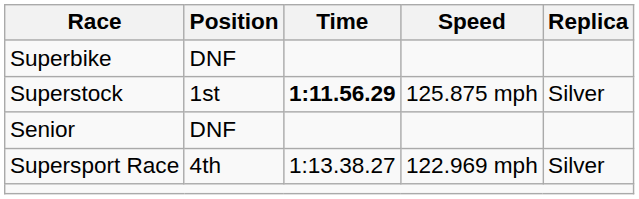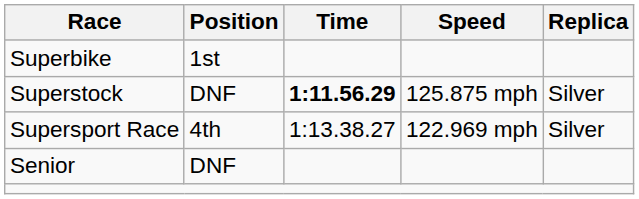(213, 58) DNF -> (205, 58) 1st
(205, 93) 1st -> (213, 93) DNF
rows swapped: (95, 165) <-> (43, 129)
